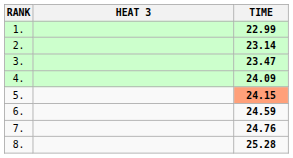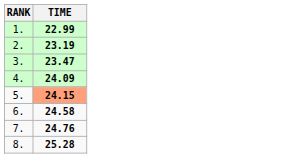- column: (133, 12)
(261, 45) 23.14 -> (60, 45) 23.19
(261, 111) 24.59 -> (60, 111) 24.58
